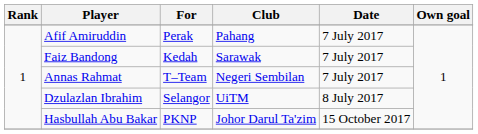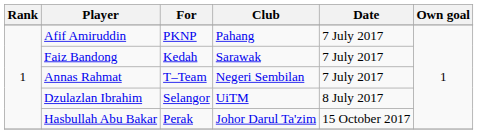(178, 35) Perak -> (180, 35) PKNP
(180, 118) PKNP -> (178, 118) Perak
